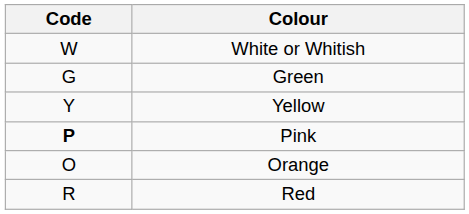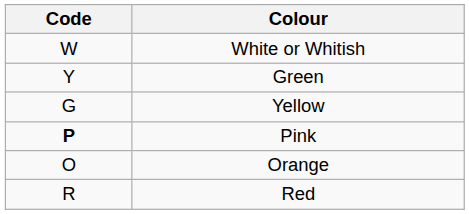(69, 77) G -> (69, 77) Y
(69, 106) Y -> (69, 106) G
